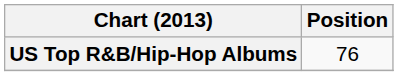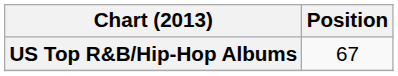(347, 53) 76 -> (347, 53) 67
